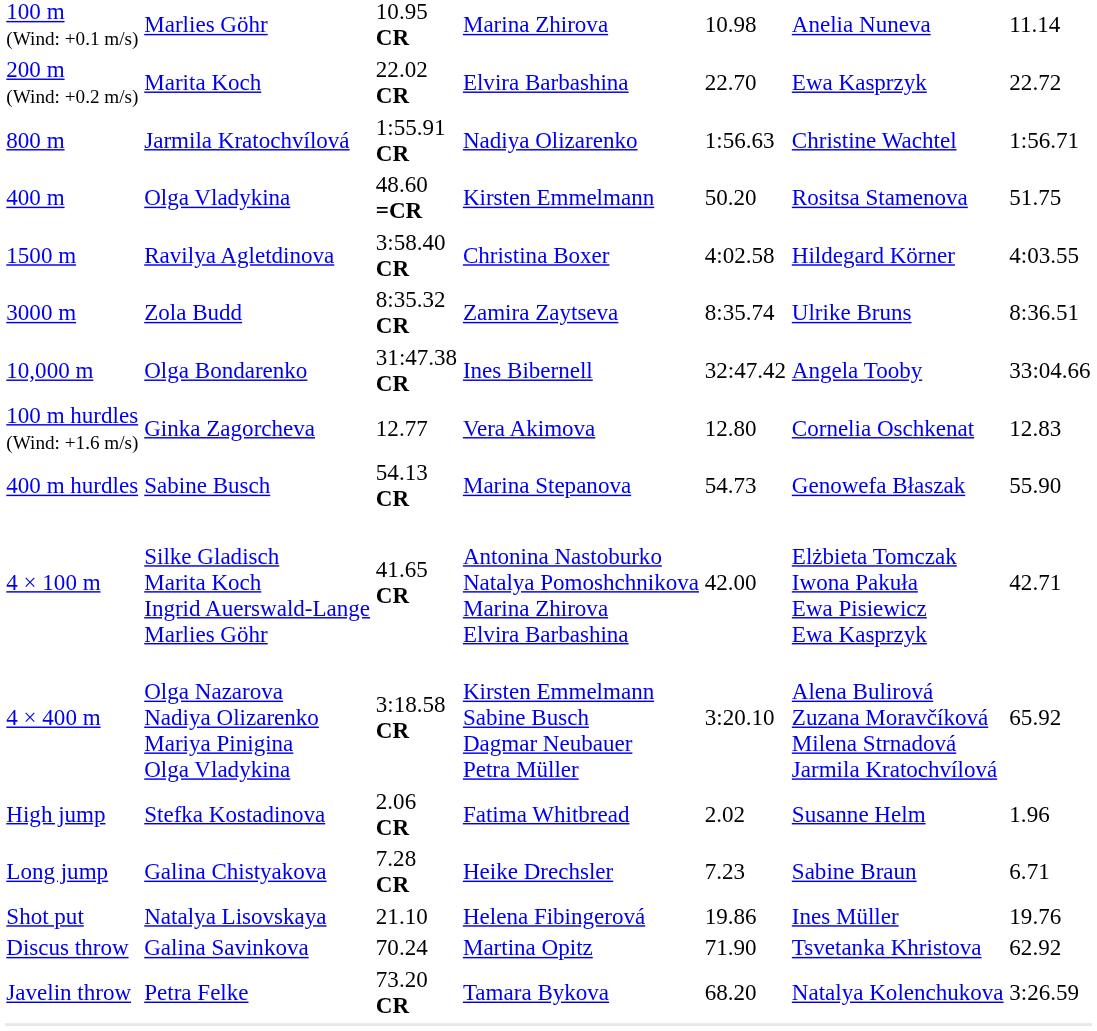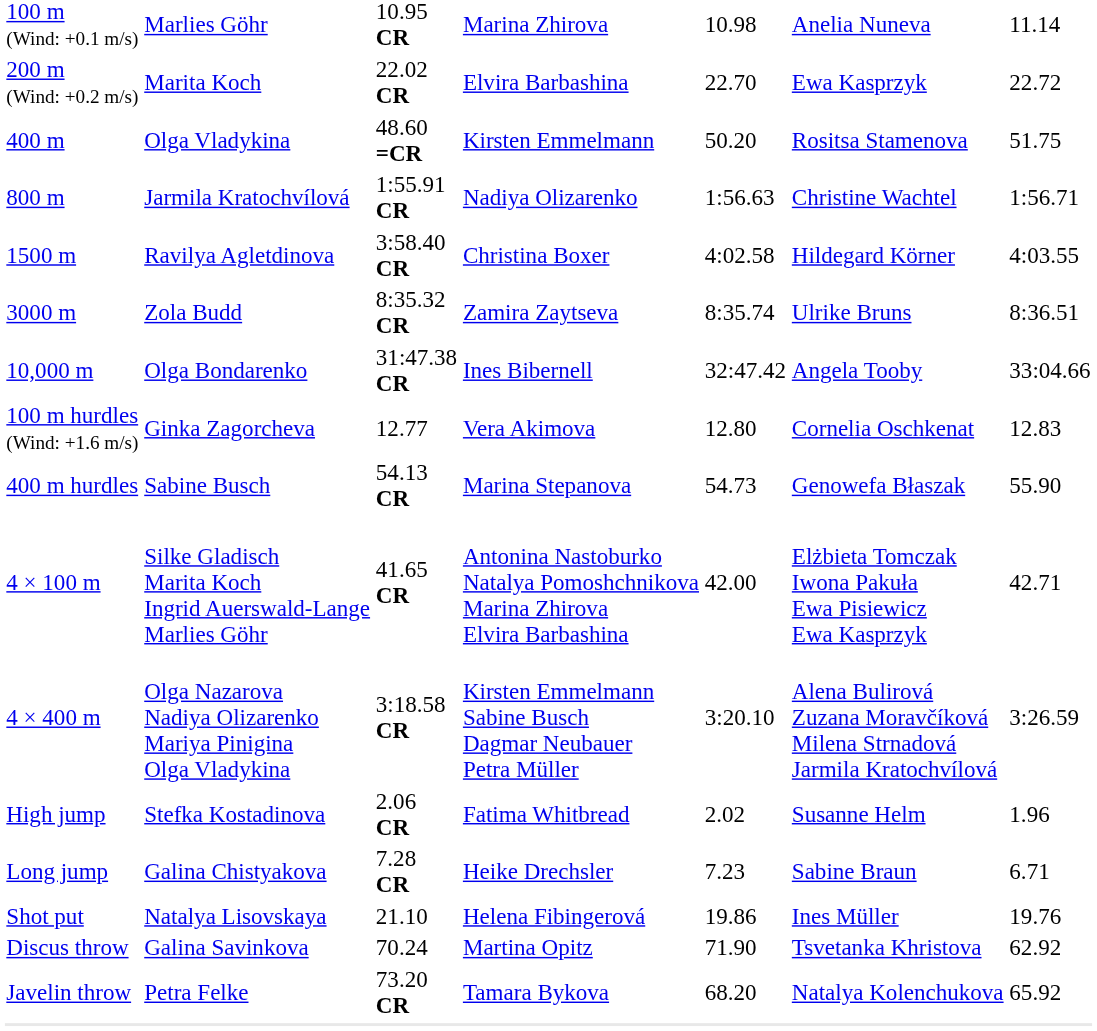rows swapped: (35, 197) <-> (35, 140)
(1035, 717) 65.92 -> (1044, 717) 3:26.59
(1044, 992) 3:26.59 -> (1035, 992) 65.92
